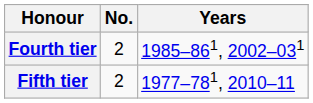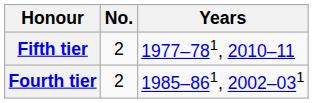rows swapped: (53, 48) <-> (53, 81)
